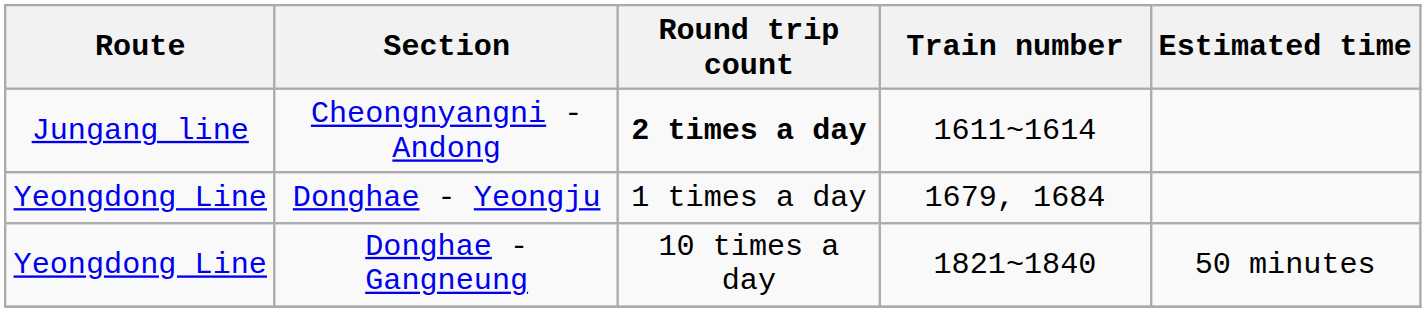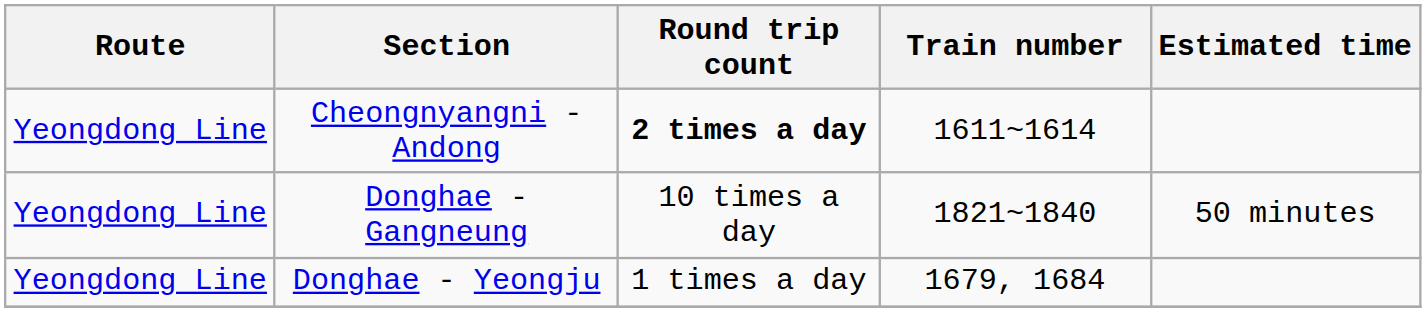(140, 131) Jungang line -> (140, 131) Yeongdong Line
rows swapped: (447, 198) <-> (447, 264)
